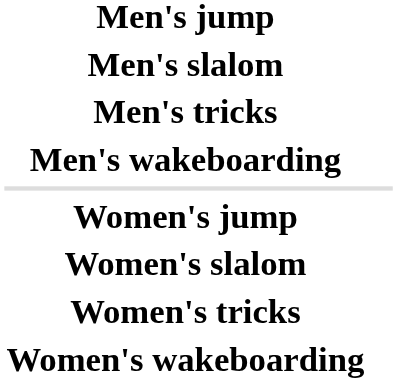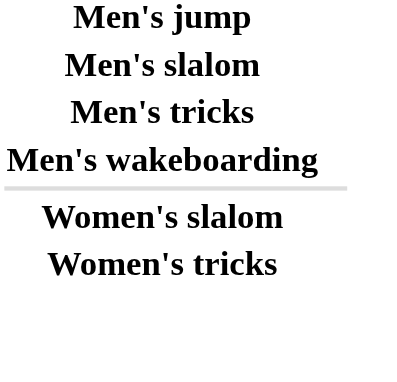- row: (185, 216)
- row: (185, 359)
